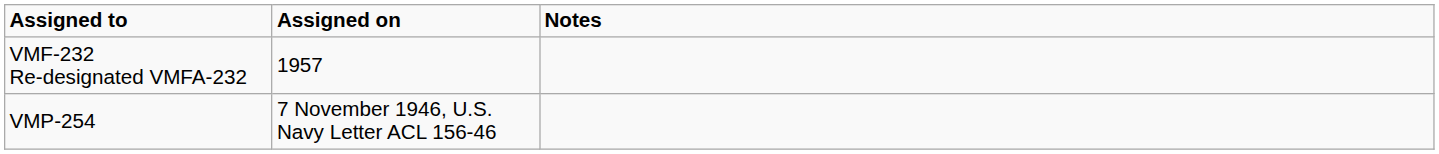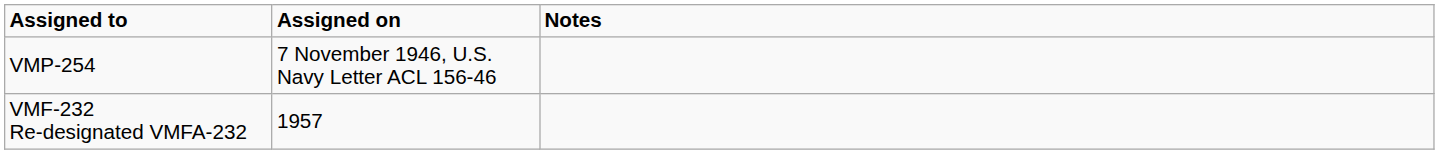rows swapped: (52, 121) <-> (128, 65)
